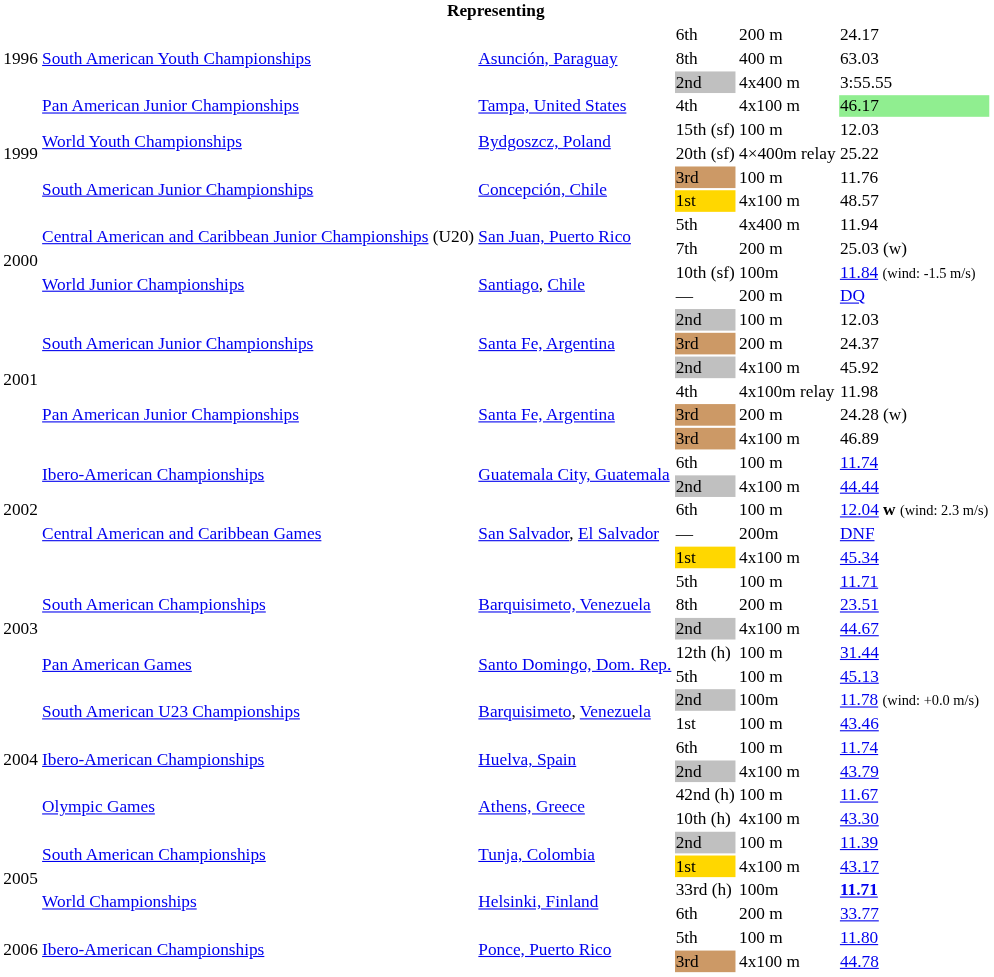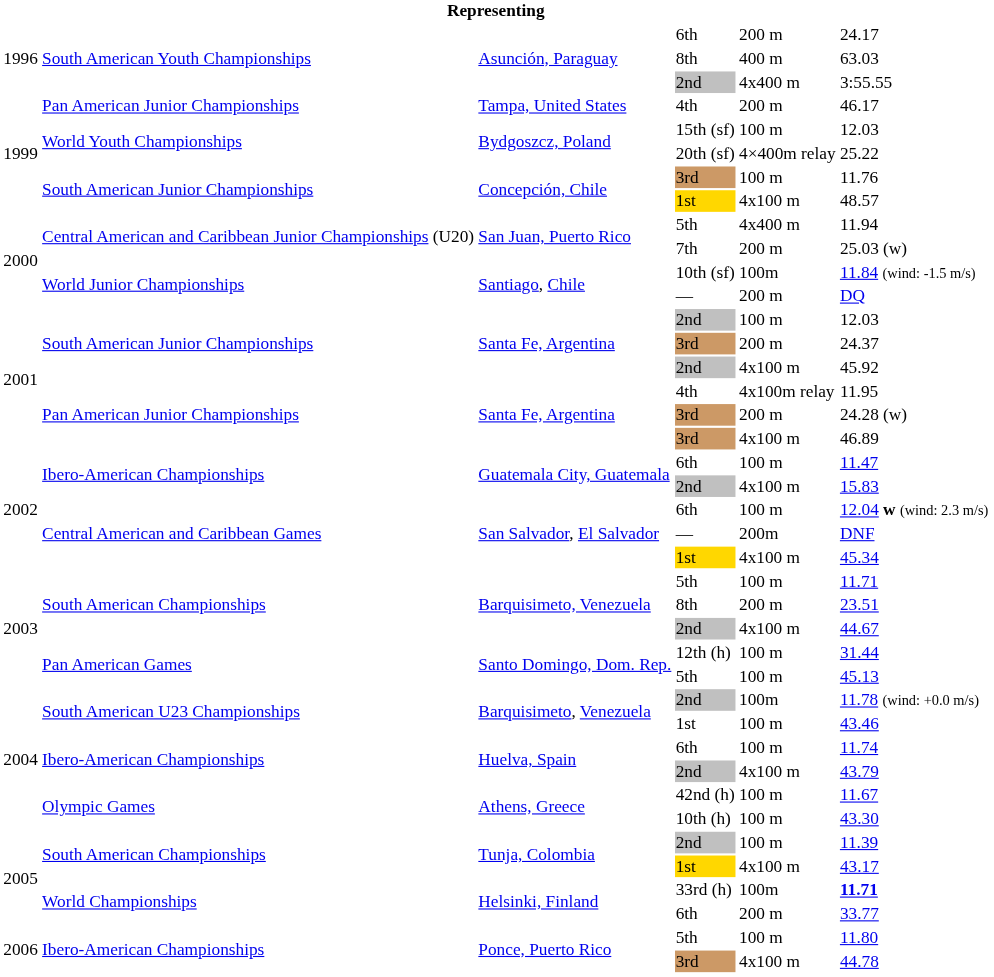(769, 105) 4x100 m -> (761, 105) 200 m
(859, 105) lightgreen background -> (859, 105) no background
(859, 391) 11.98 -> (859, 391) 11.95
(859, 462) 11.74 -> (859, 462) 11.47
(859, 486) 44.44 -> (859, 486) 15.83
(769, 818) 4x100 m -> (761, 818) 100 m
